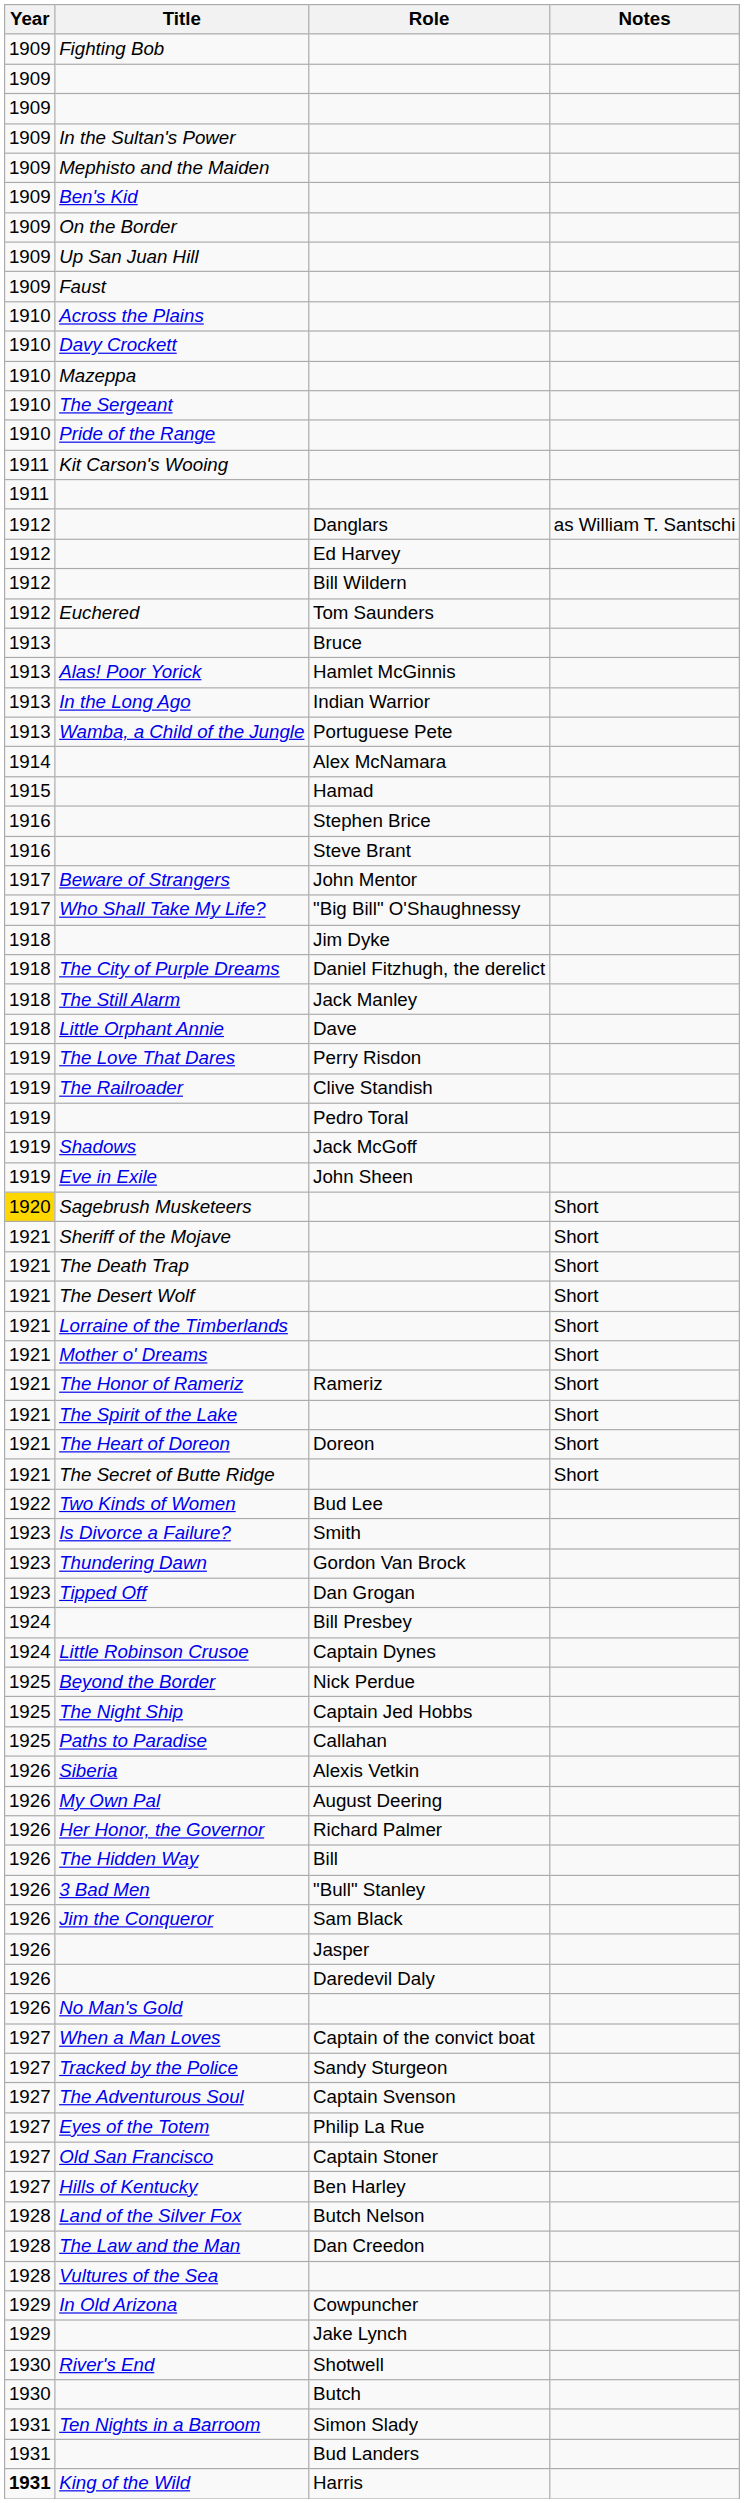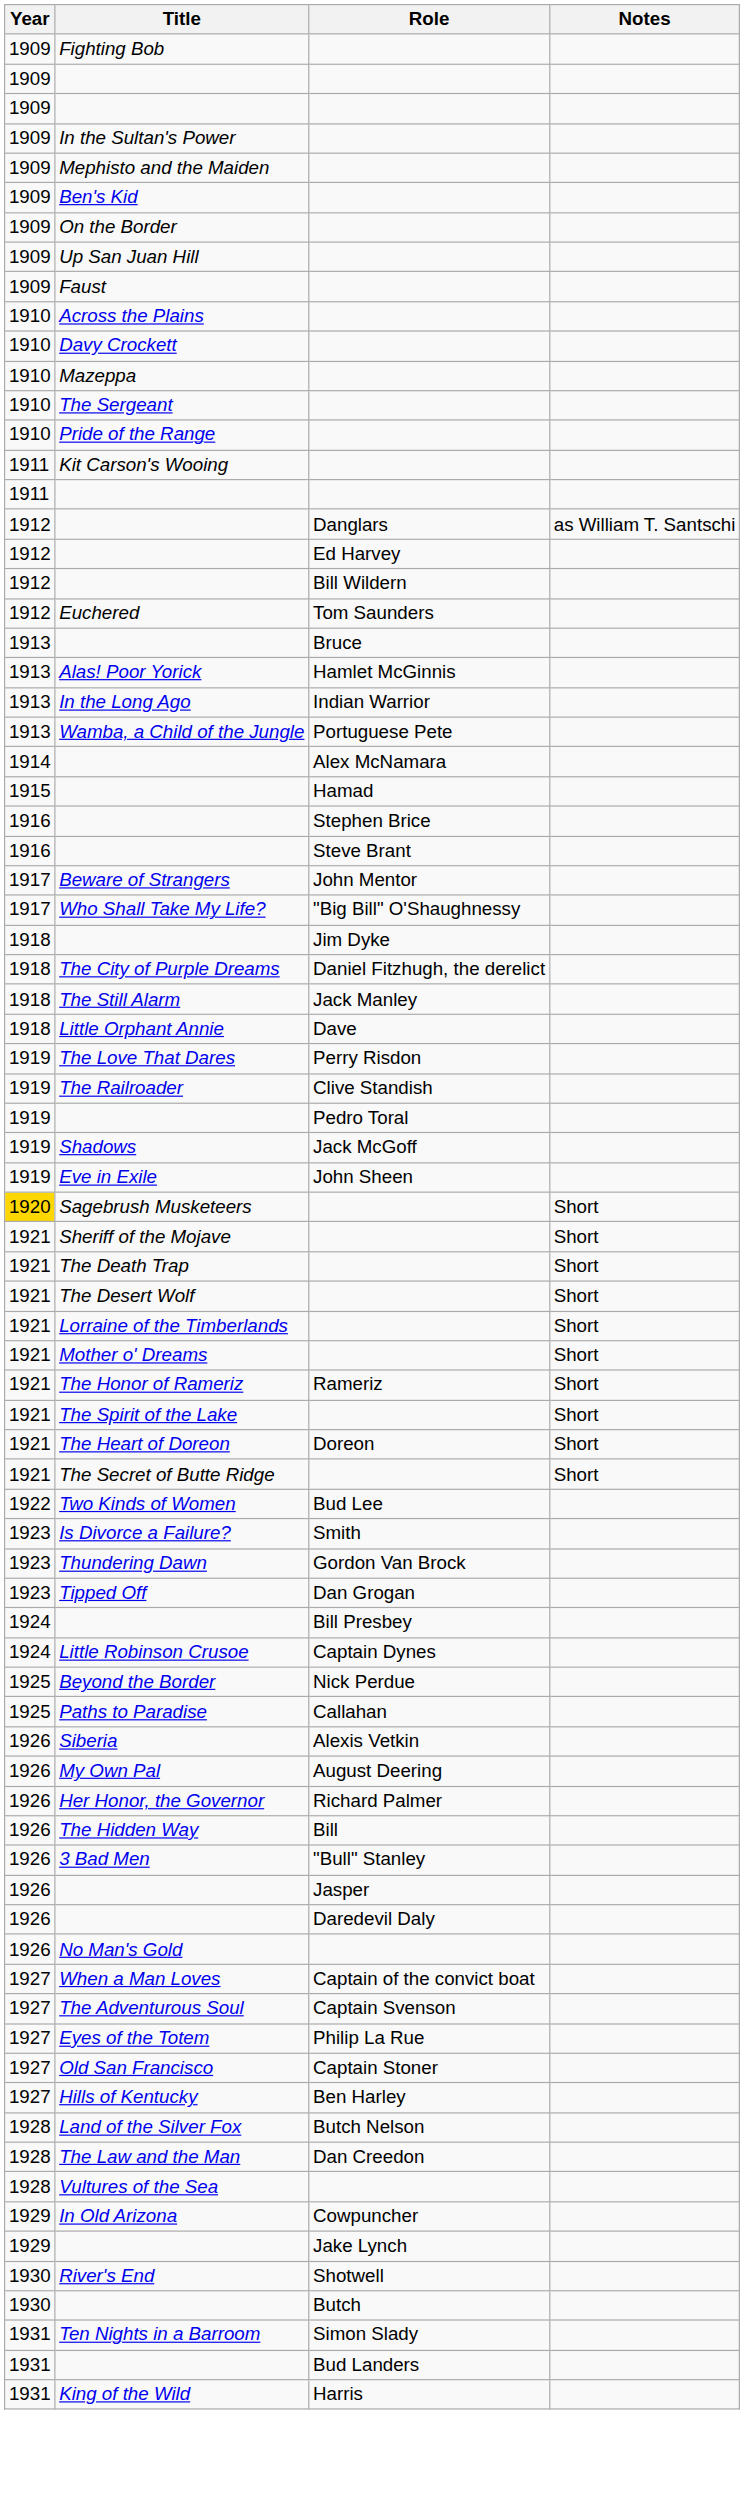- row: (121, 1711)
- row: (136, 1919)
- row: (148, 2067)
(30, 2483) bold -> (30, 2394) normal
